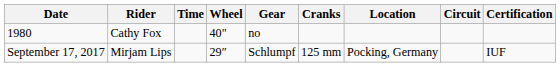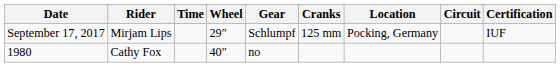rows swapped: (19, 33) <-> (56, 52)
